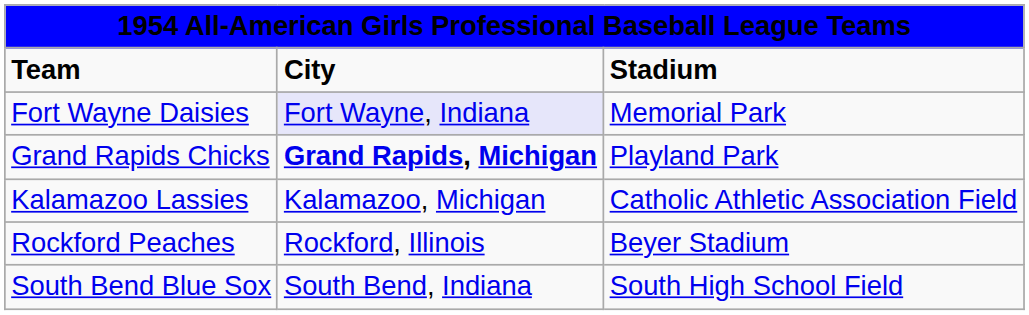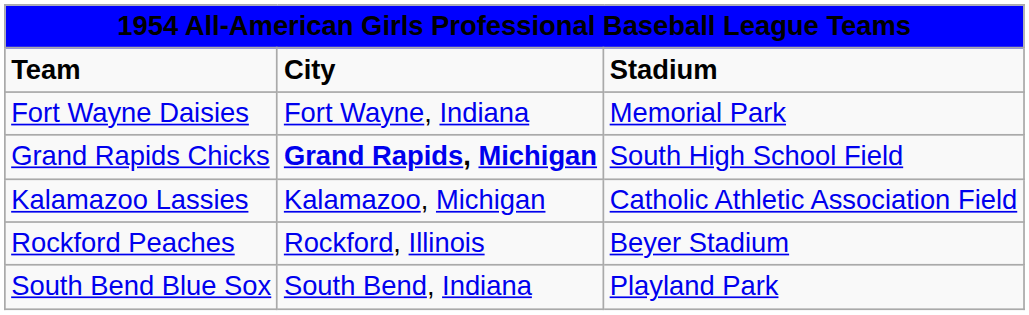(407, 112) lavender background -> (407, 112) no background
(694, 156) Playland Park -> (756, 156) South High School Field
(756, 286) South High School Field -> (694, 286) Playland Park
